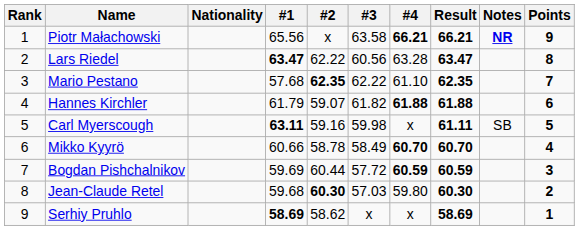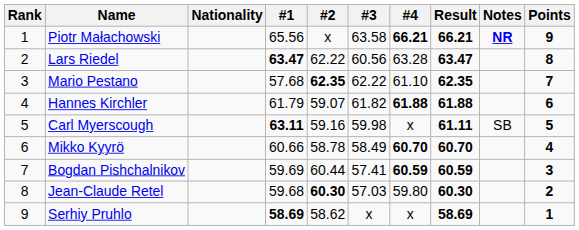(369, 170) 57.72 -> (369, 170) 57.41
